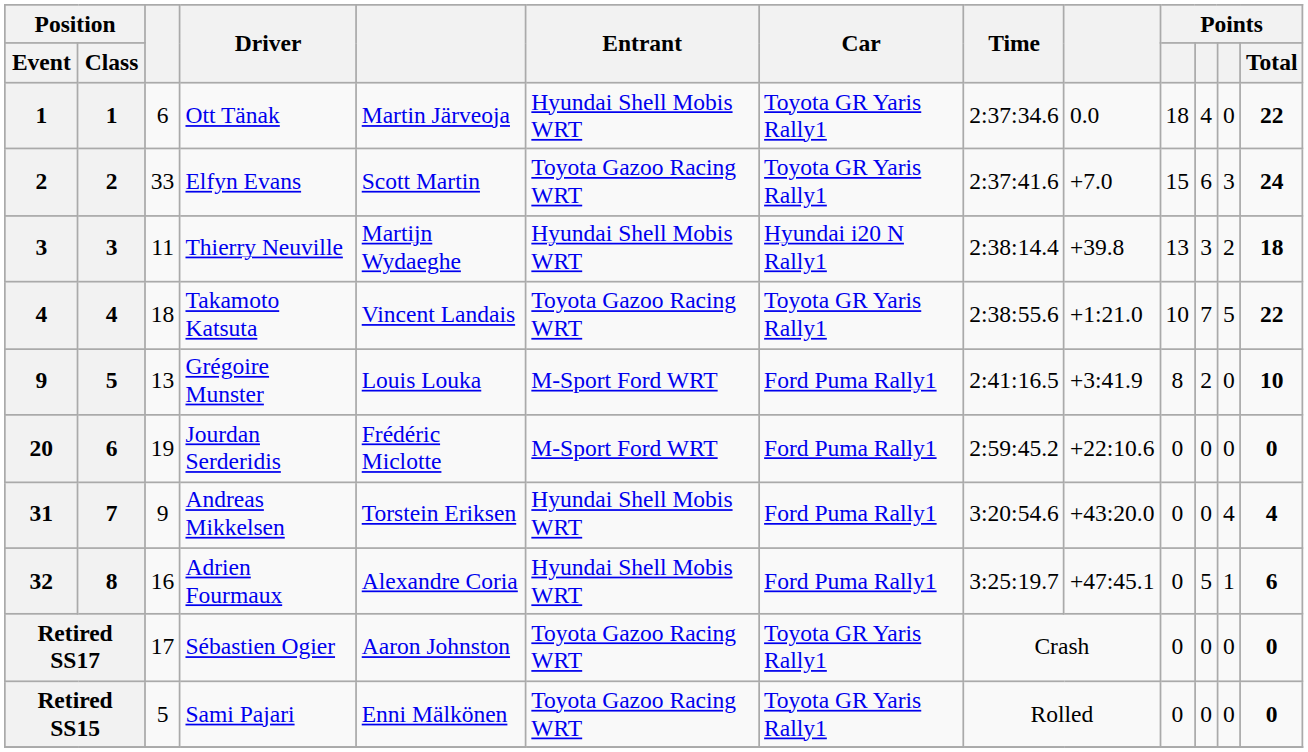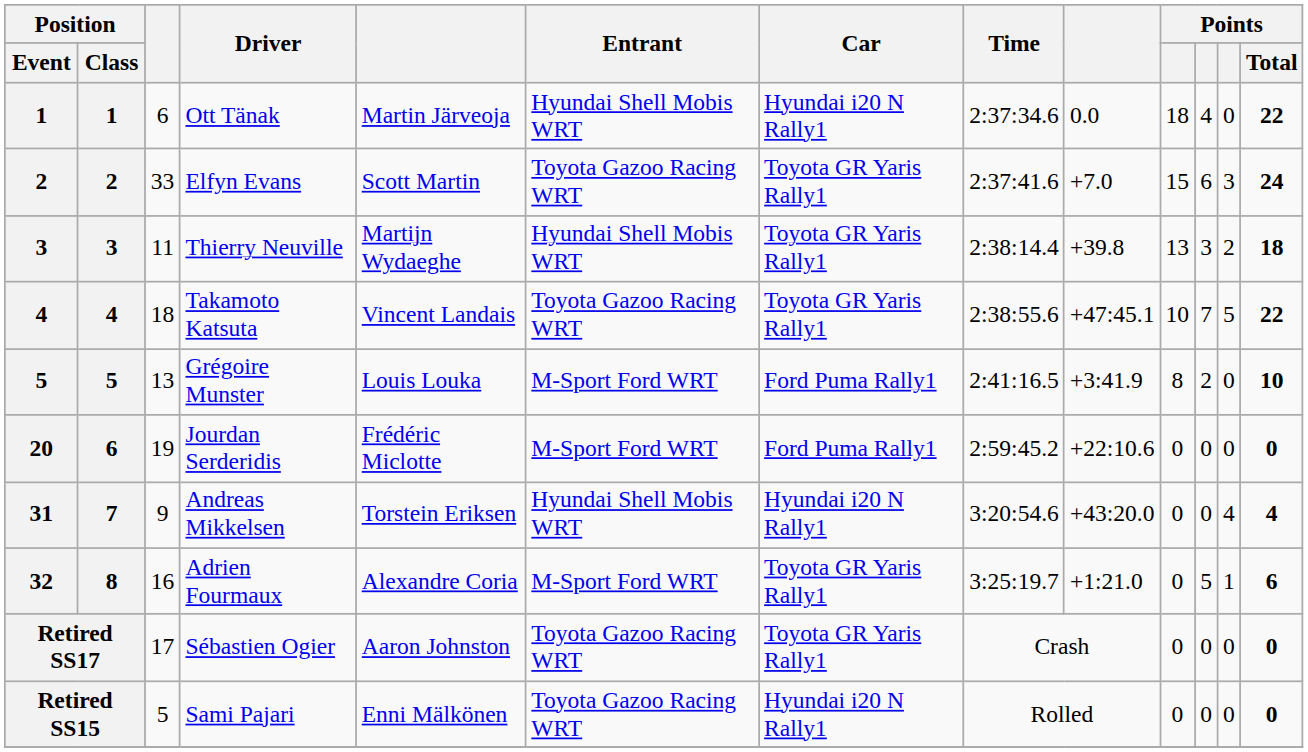(843, 114) Toyota GR Yaris Rally1 -> (834, 114) Hyundai i20 N Rally1
(834, 247) Hyundai i20 N Rally1 -> (843, 247) Toyota GR Yaris Rally1
(1106, 314) +1:21.0 -> (1112, 314) +47:45.1
(41, 380) 9 -> (41, 380) 5
(850, 513) Ford Puma Rally1 -> (834, 513) Hyundai i20 N Rally1
(632, 580) Hyundai Shell Mobis WRT -> (625, 580) M-Sport Ford WRT
(850, 580) Ford Puma Rally1 -> (843, 580) Toyota GR Yaris Rally1
(1112, 580) +47:45.1 -> (1106, 580) +1:21.0
(843, 713) Toyota GR Yaris Rally1 -> (834, 713) Hyundai i20 N Rally1
